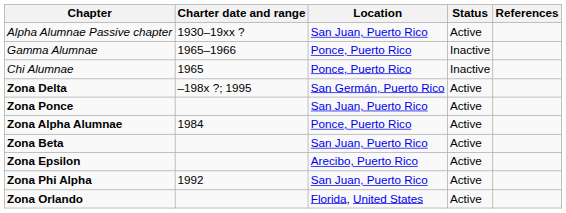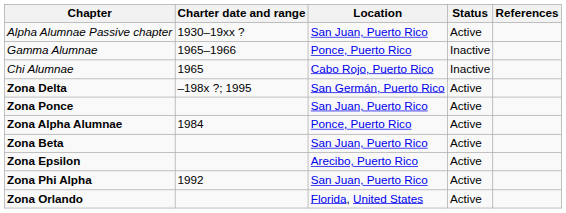(361, 69) Ponce, Puerto Rico -> (372, 69) Cabo Rojo, Puerto Rico
